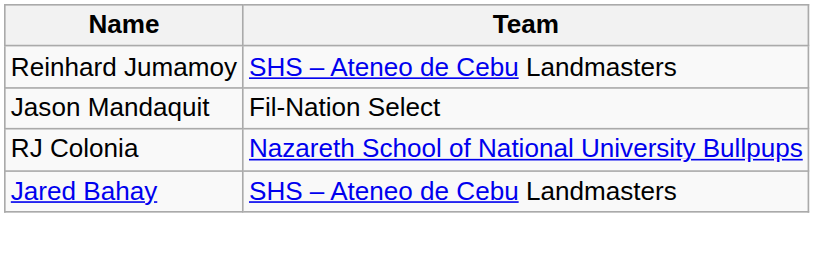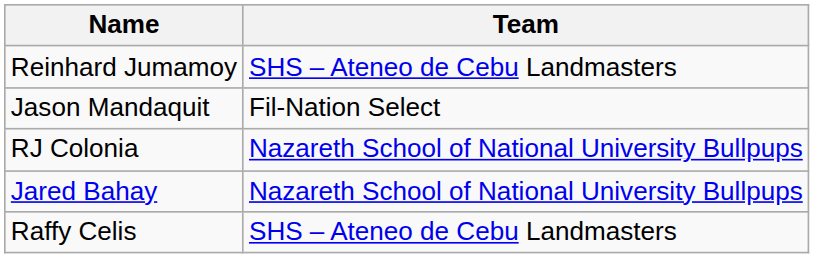(463, 190) SHS – Ateneo de Cebu Landmasters -> (526, 190) Nazareth School of National University Bullpups
+ row: (74, 231)
